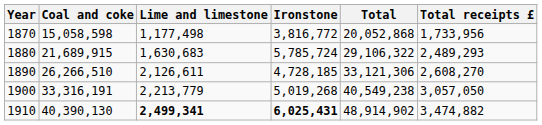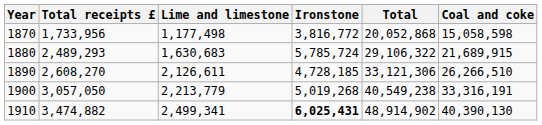columns swapped: (88, 14) <-> (477, 14)
(172, 110) bold -> (193, 110) normal
